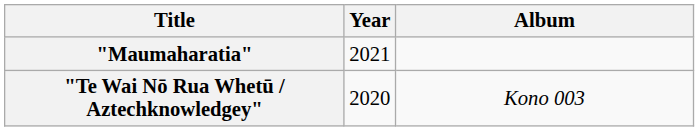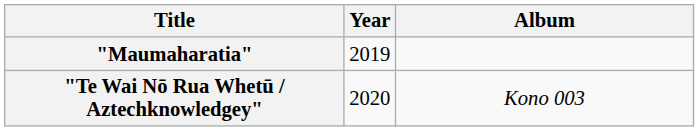(370, 53) 2021 -> (370, 53) 2019
